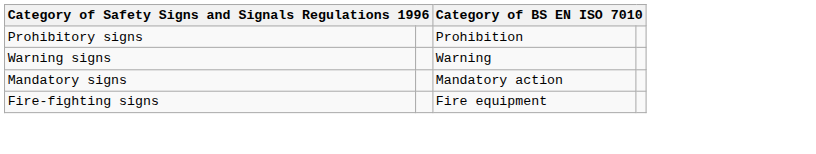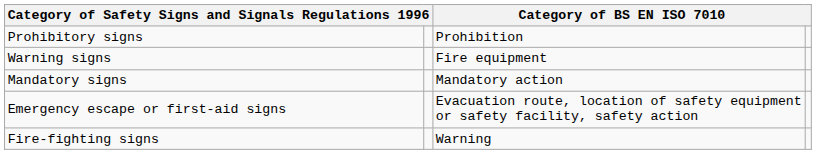(464, 59) Warning -> (491, 59) Fire equipment
+ row: (147, 109)
(491, 102) Fire equipment -> (464, 139) Warning
